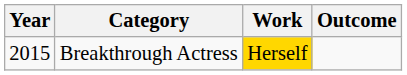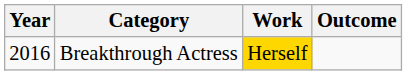(30, 53) 2015 -> (30, 53) 2016
